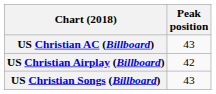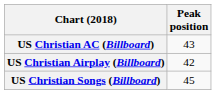(189, 80) 43 -> (189, 80) 45
